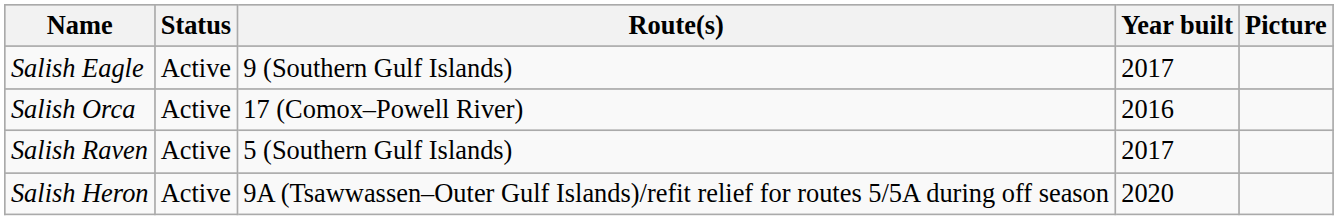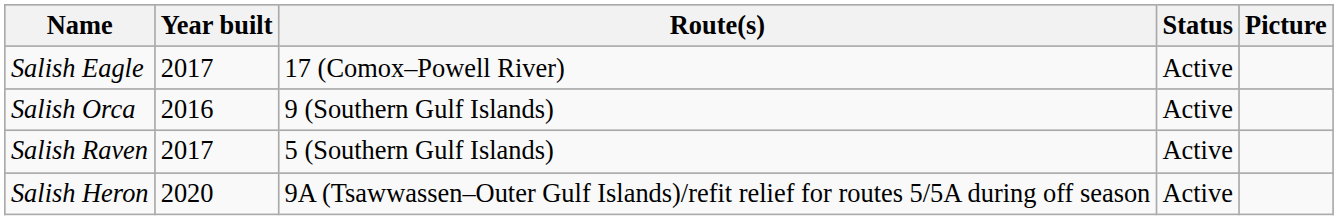columns swapped: (1177, 25) <-> (196, 25)
(378, 67) 9 (Southern Gulf Islands) -> (425, 67) 17 (Comox–Powell River)
(383, 109) 17 (Comox–Powell River) -> (419, 109) 9 (Southern Gulf Islands)
